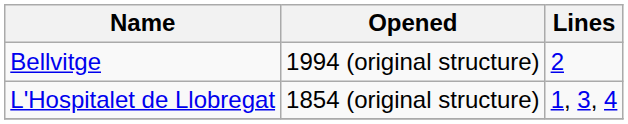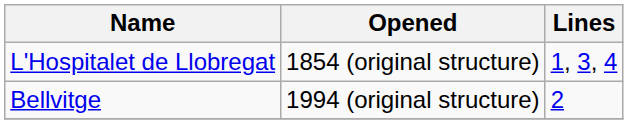rows swapped: (56, 61) <-> (143, 99)
